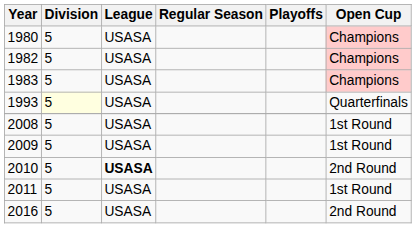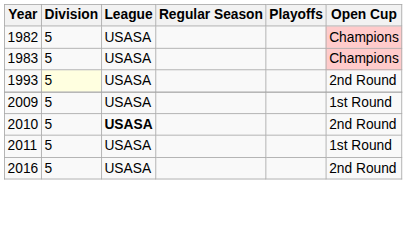- row: (23, 37)
(369, 102) Quarterfinals -> (363, 80) 2nd Round
- row: (23, 124)
